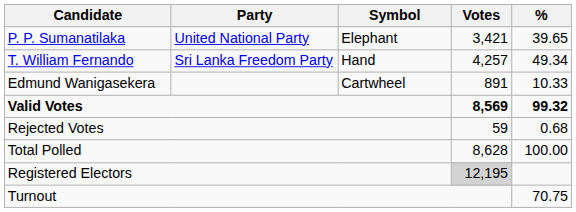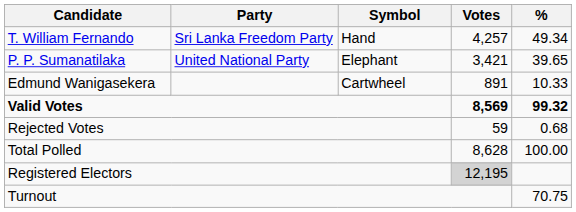rows swapped: (71, 60) <-> (66, 38)
